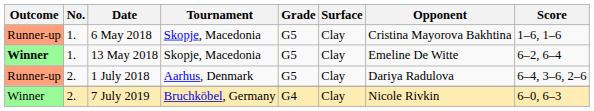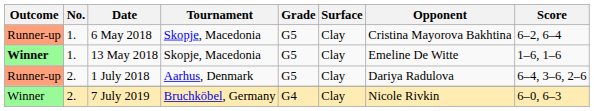(539, 34) 1–6, 1–6 -> (539, 34) 6–2, 6–4
(539, 55) 6–2, 6–4 -> (539, 55) 1–6, 1–6
